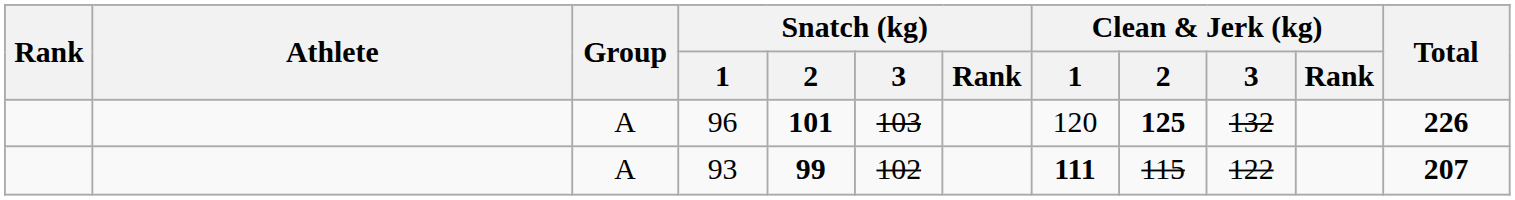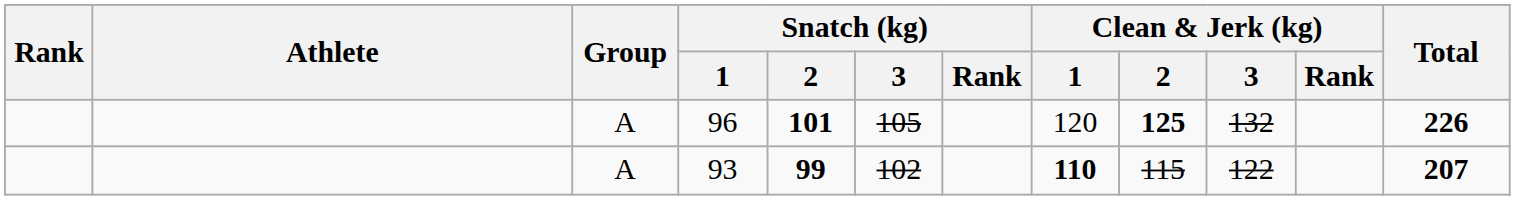(899, 122) 103 -> (899, 122) 105
(1075, 169) 111 -> (1075, 169) 110
